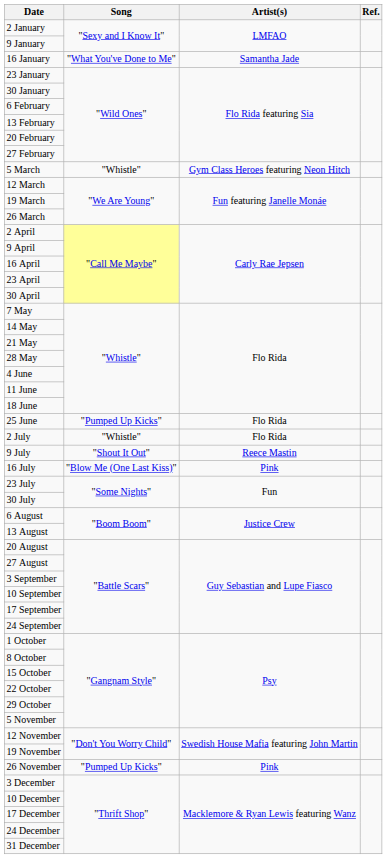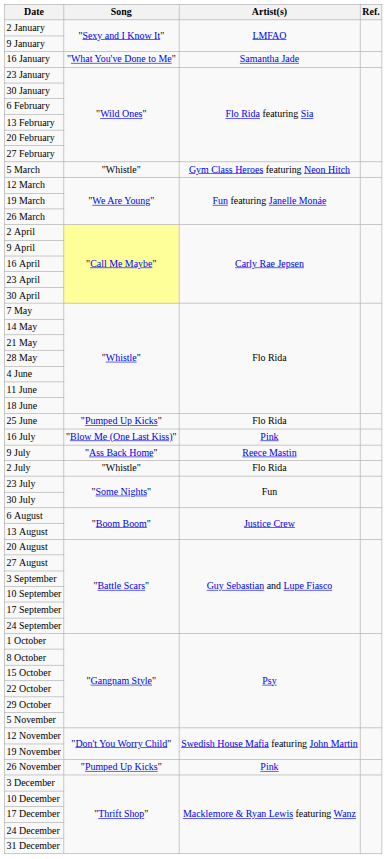rows swapped: (19, 437) <-> (21, 468)
(121, 452) "Shout It Out" -> (121, 452) "Ass Back Home"
